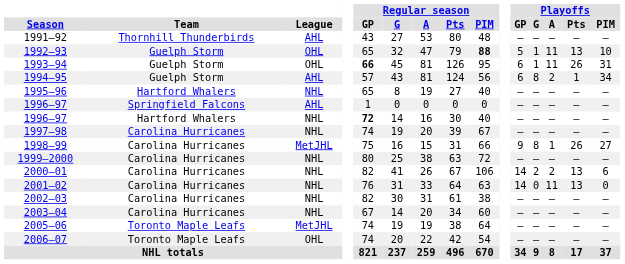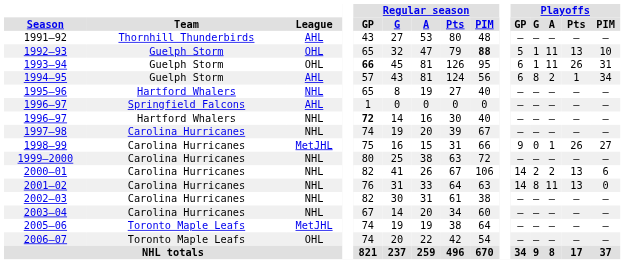(536, 145) 8 -> (536, 145) 0
(536, 185) 0 -> (536, 185) 8
